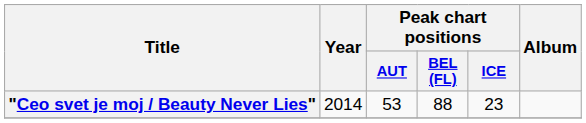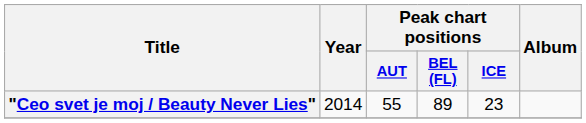(392, 104) 53 -> (392, 104) 55
(443, 104) 88 -> (443, 104) 89
